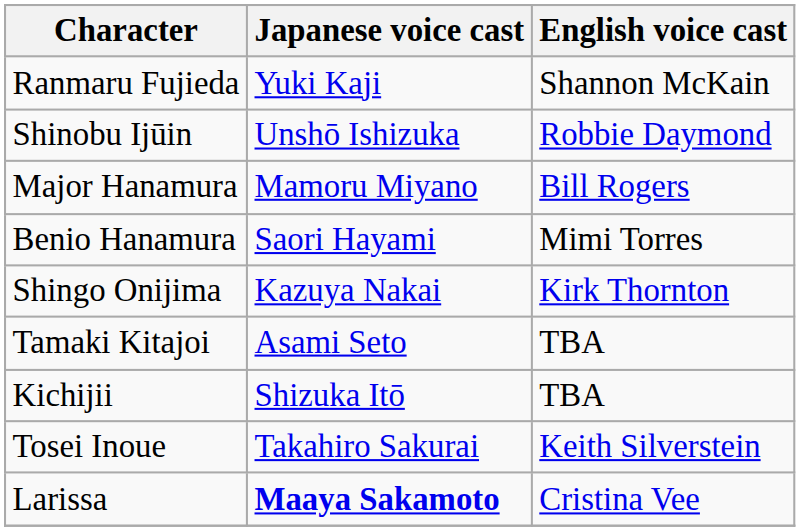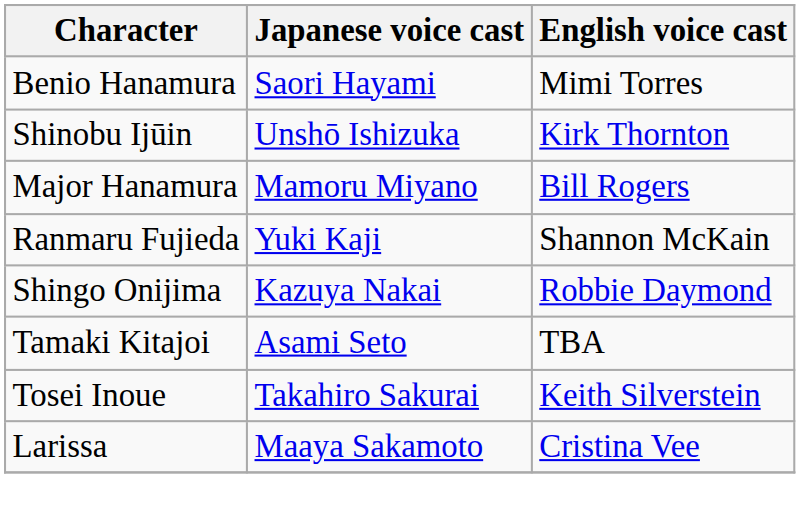rows swapped: (124, 238) <-> (126, 82)
(655, 134) Robbie Daymond -> (634, 134) Kirk Thornton
(634, 290) Kirk Thornton -> (655, 290) Robbie Daymond
- row: (63, 394)
(377, 498) bold -> (369, 446) normal
